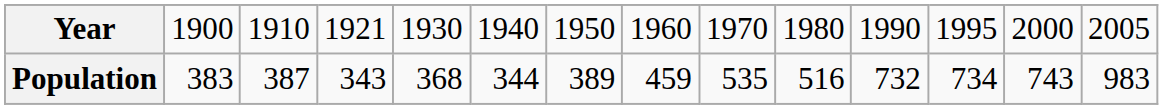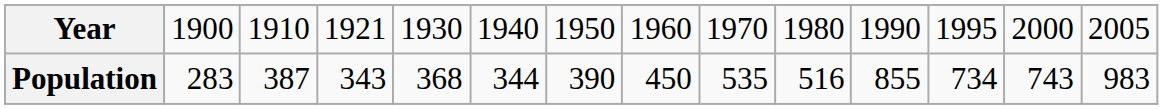(210, 78) 383 -> (210, 78) 283
(592, 78) 389 -> (592, 78) 390
(668, 78) 459 -> (668, 78) 450
(898, 78) 732 -> (898, 78) 855
